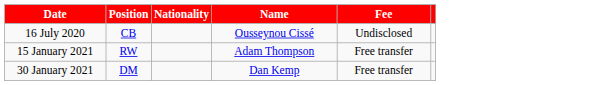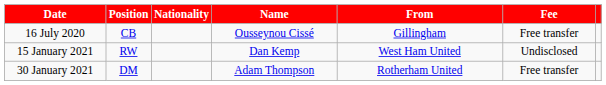+ column: (420, 14)
(384, 33) Undisclosed -> (549, 33) Free transfer
(274, 52) Adam Thompson -> (274, 52) Dan Kemp
(384, 52) Free transfer -> (549, 52) Undisclosed
(274, 71) Dan Kemp -> (274, 71) Adam Thompson
